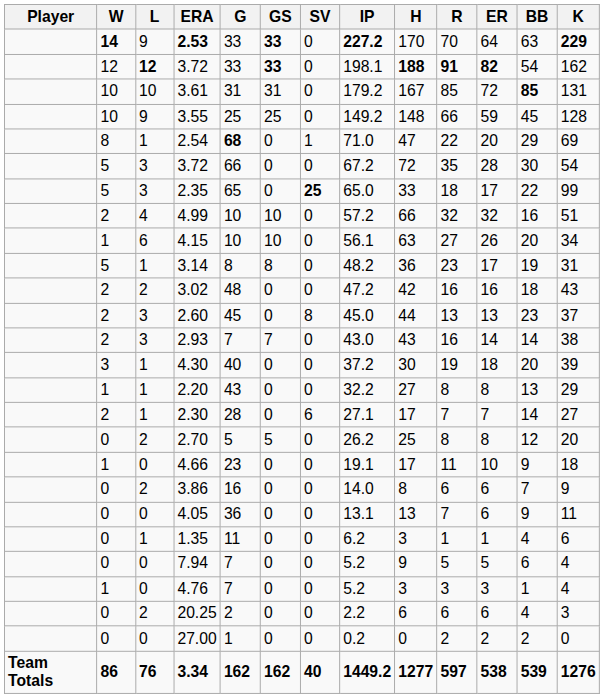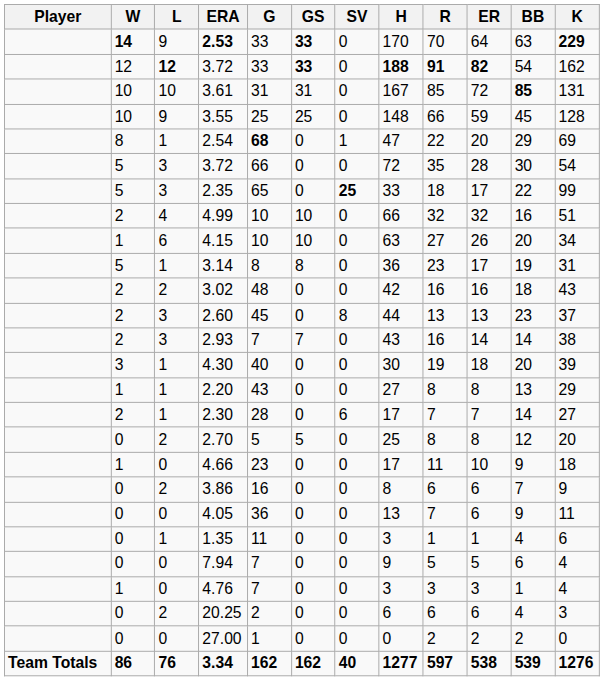- column: (367, 16)
